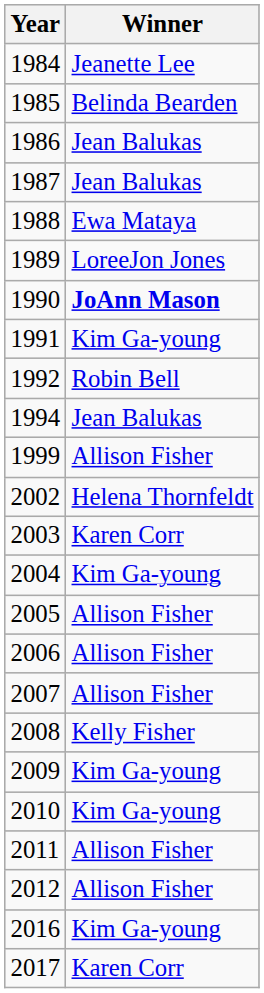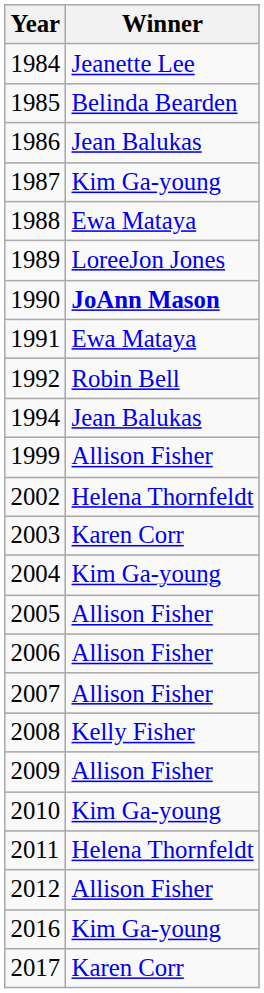(137, 181) Jean Balukas -> (146, 181) Kim Ga-young
(146, 338) Kim Ga-young -> (134, 338) Ewa Mataya
(146, 771) Kim Ga-young -> (142, 771) Allison Fisher
(142, 850) Allison Fisher -> (163, 850) Helena Thornfeldt
